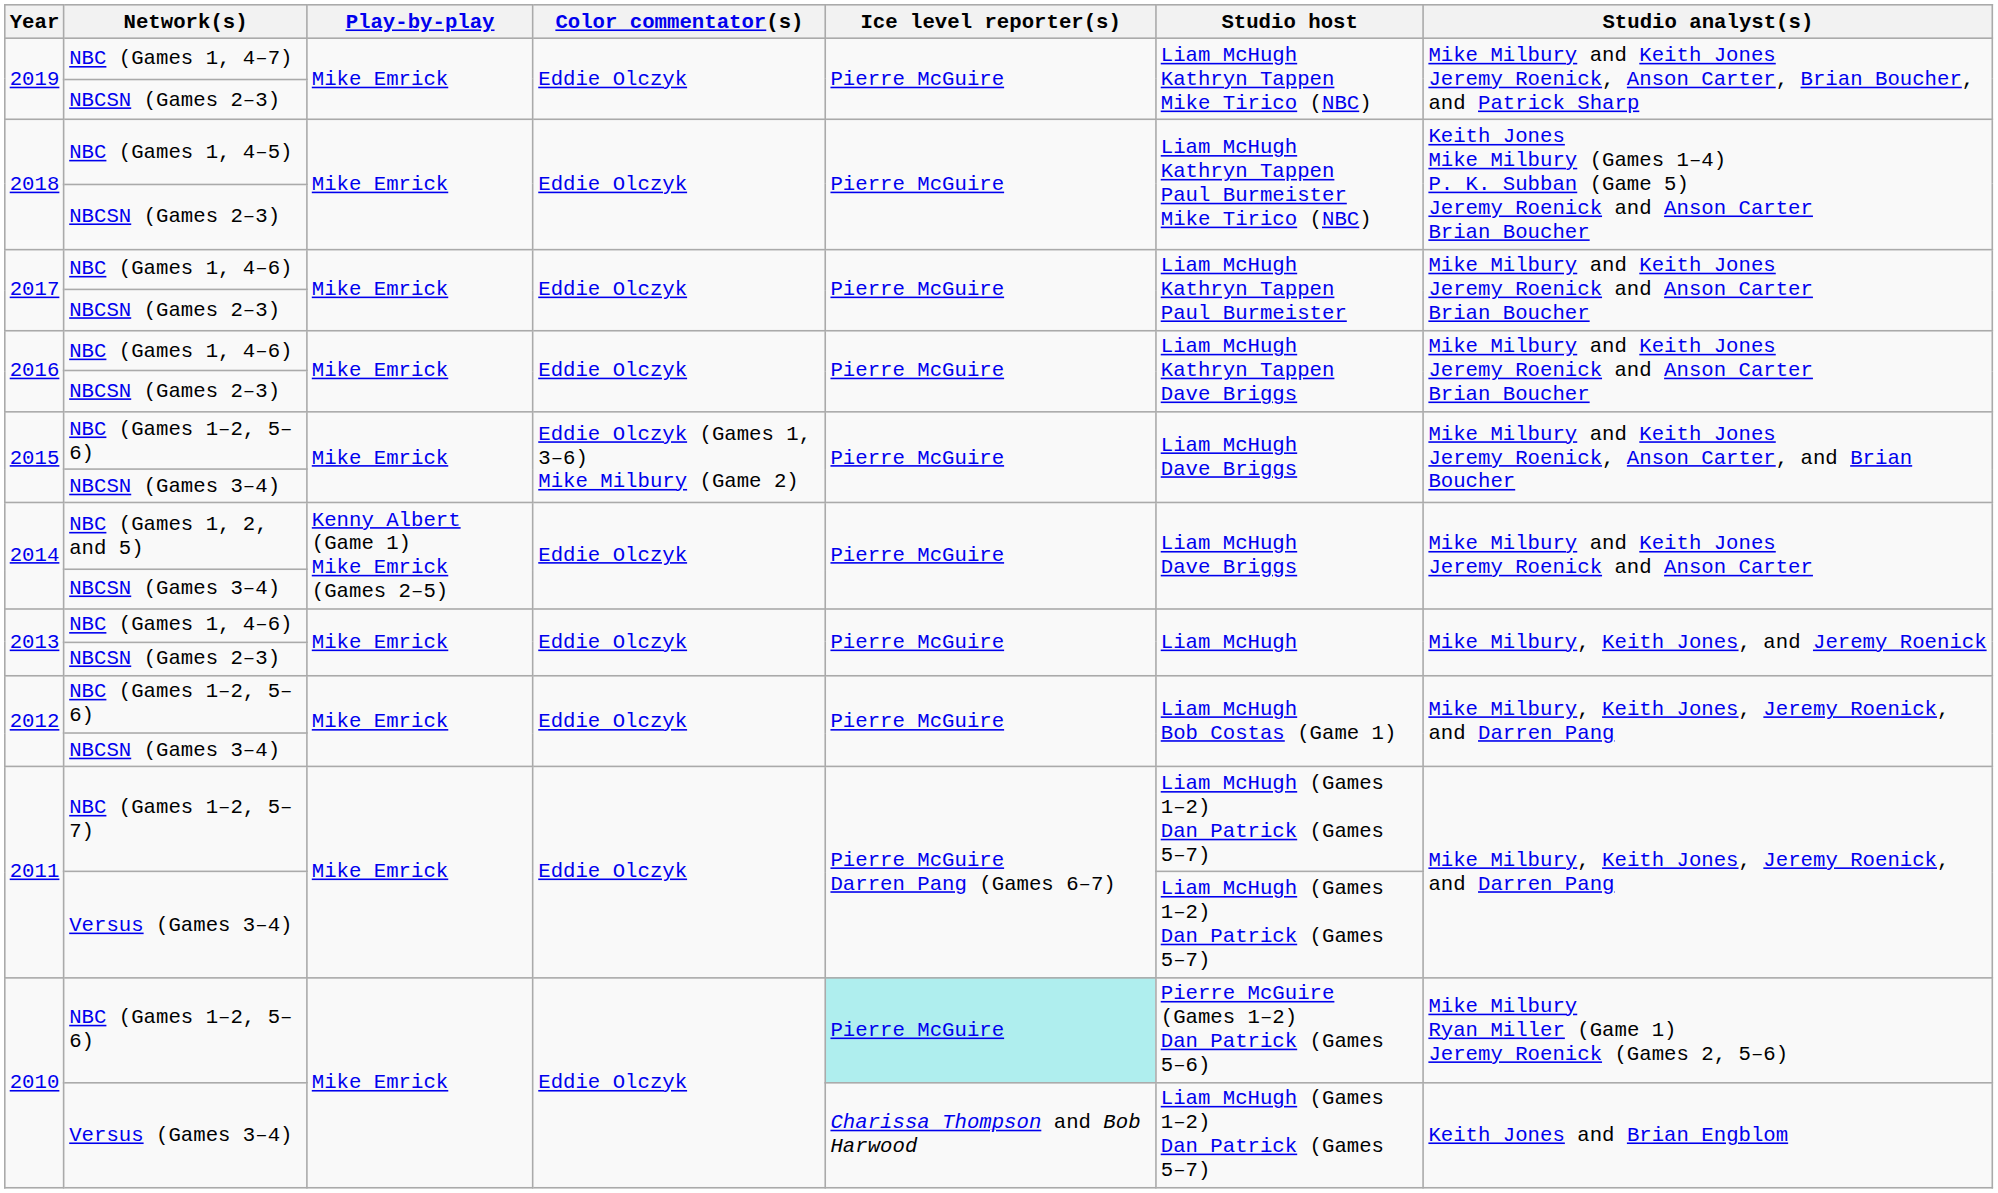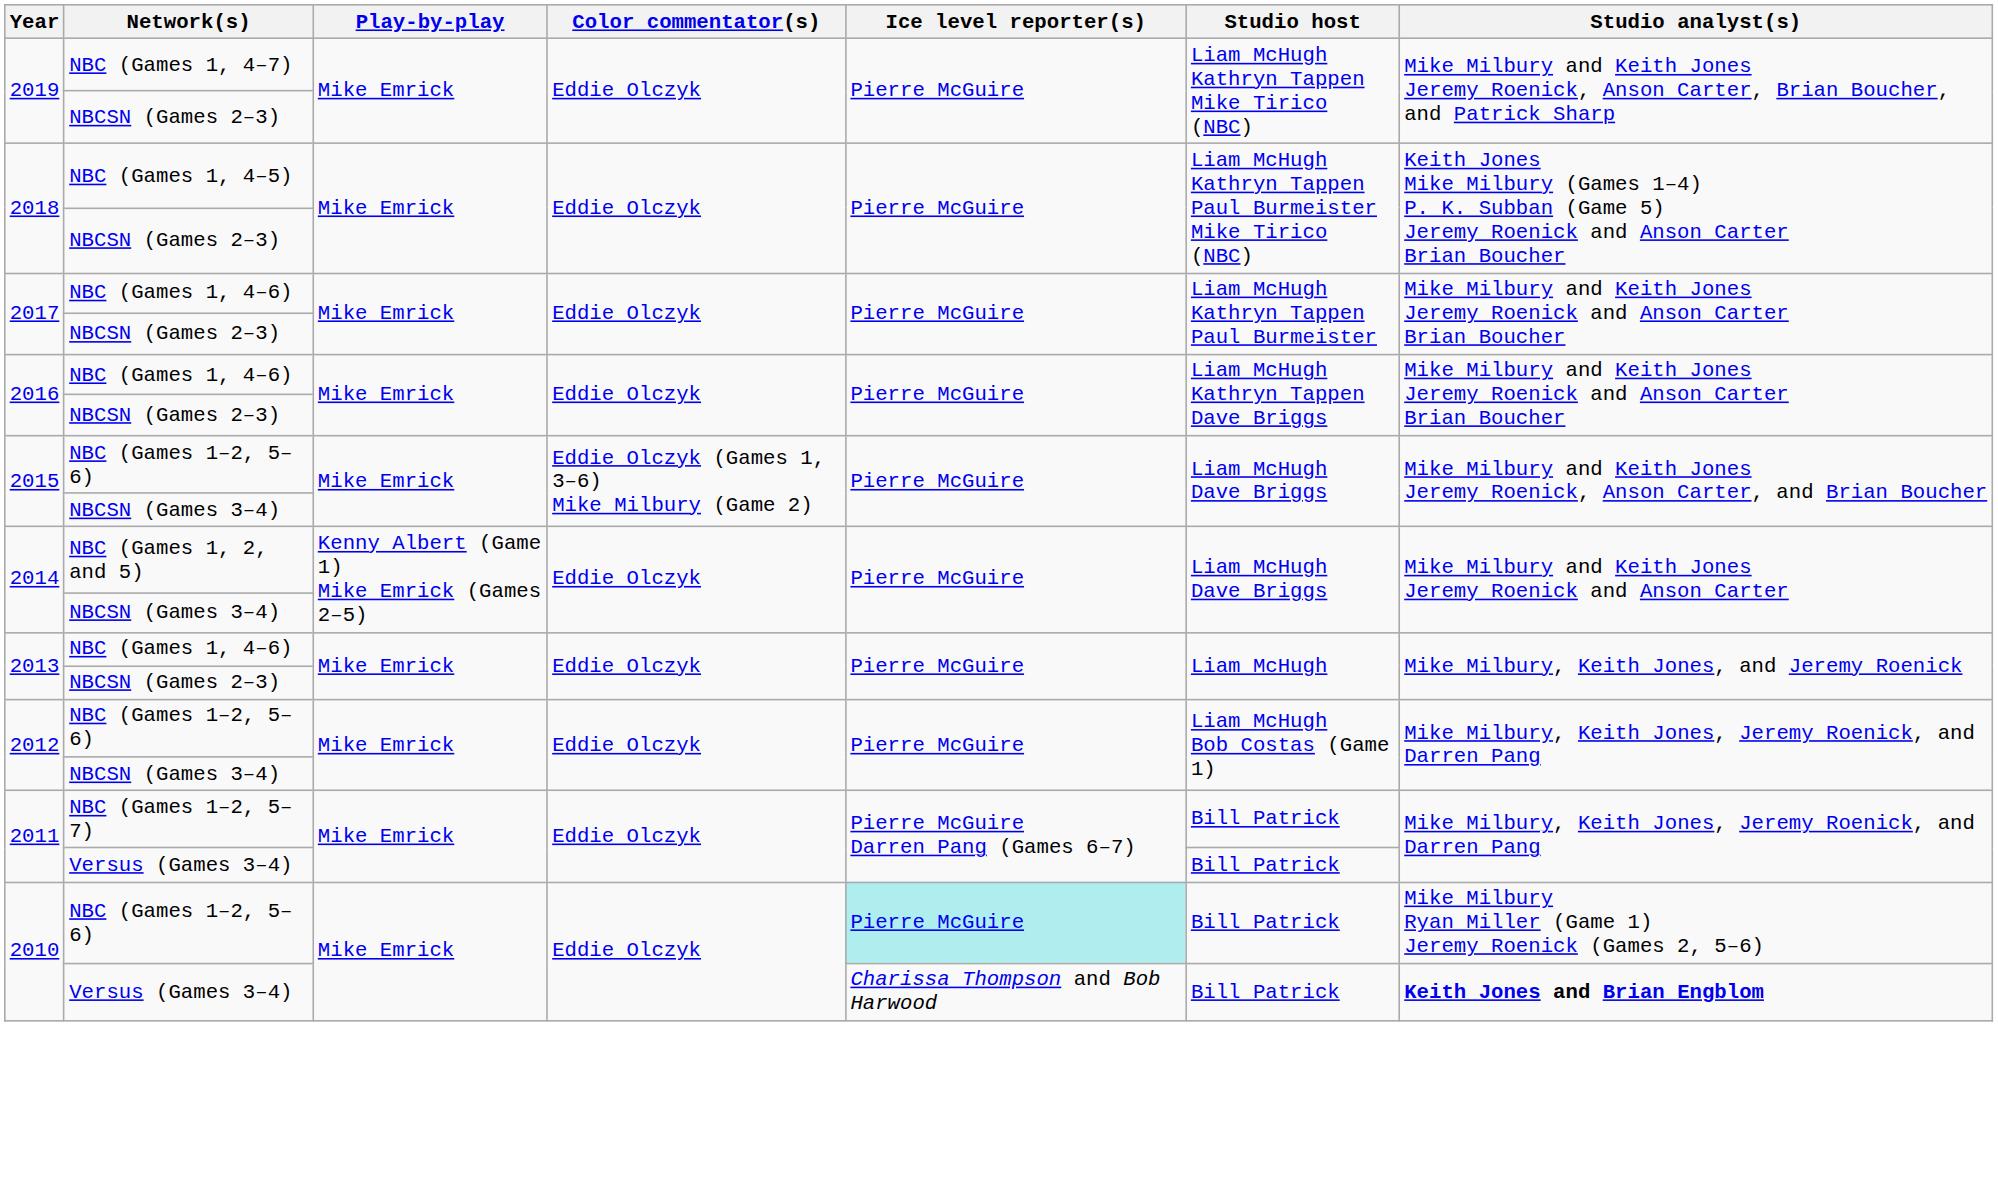(1272, 819) Liam McHugh (Games 1–2) Dan Patrick (Games 5–7) -> (1265, 819) Bill Patrick
(1272, 925) Liam McHugh (Games 1–2) Dan Patrick (Games 5–7) -> (1265, 865) Bill Patrick
(1272, 1030) Pierre McGuire (Games 1–2) Dan Patrick (Games 5–6) -> (1265, 923) Bill Patrick
(1272, 1135) Liam McHugh (Games 1–2) Dan Patrick (Games 5–7) -> (1265, 992) Bill Patrick
(1608, 1135) normal -> (1584, 992) bold
